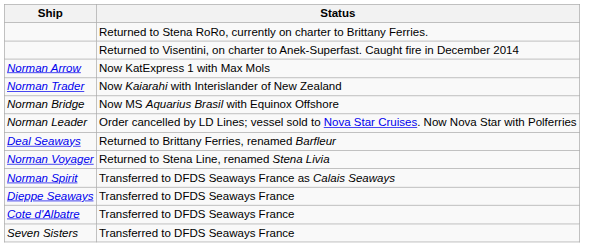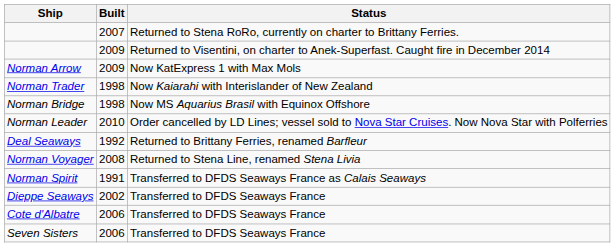+ column: (112, 13)
